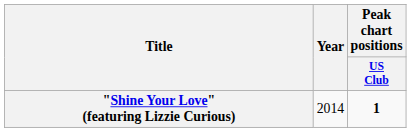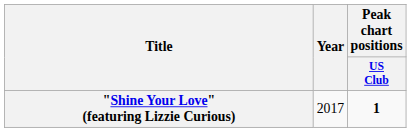(330, 108) 2014 -> (330, 108) 2017
